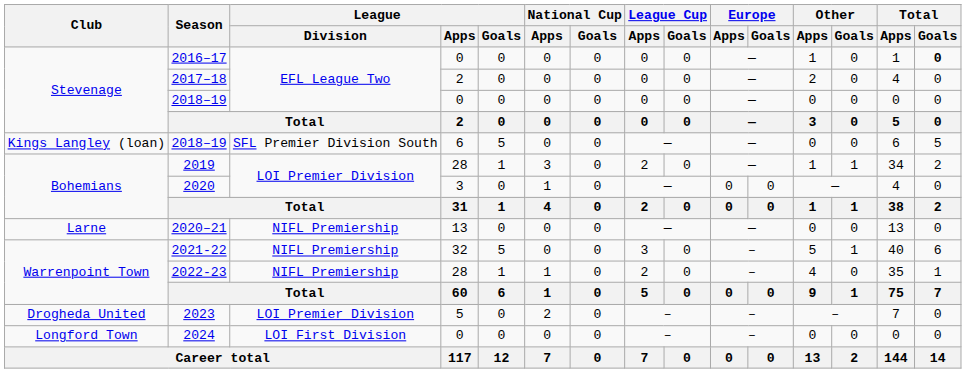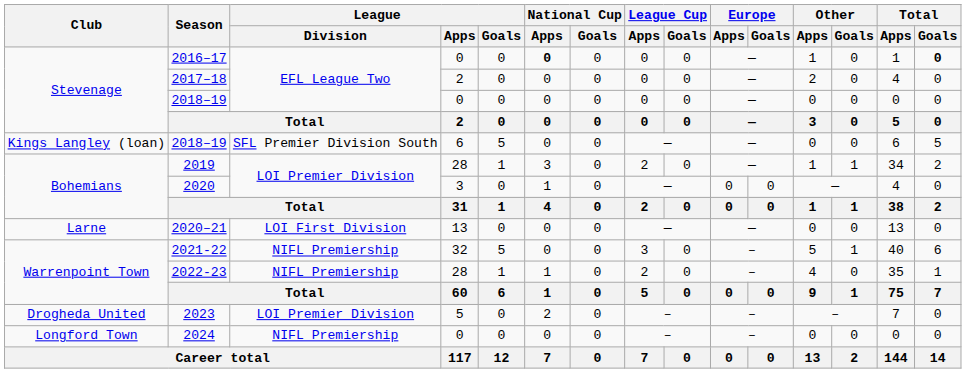(547, 58) normal -> (547, 58) bold
(335, 229) NIFL Premiership -> (335, 229) LOI First Division
(335, 336) LOI First Division -> (335, 336) NIFL Premiership
